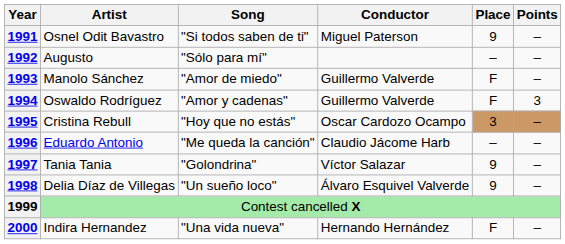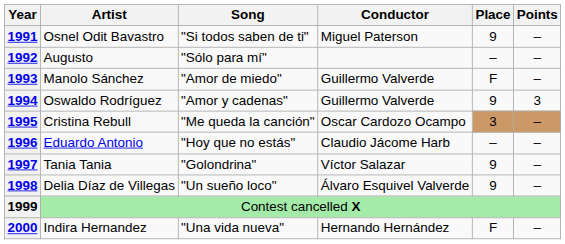(493, 100) F -> (493, 100) 9
(238, 121) "Hoy que no estás" -> (248, 121) "Me queda la canción"
(248, 143) "Me queda la canción" -> (238, 143) "Hoy que no estás"
